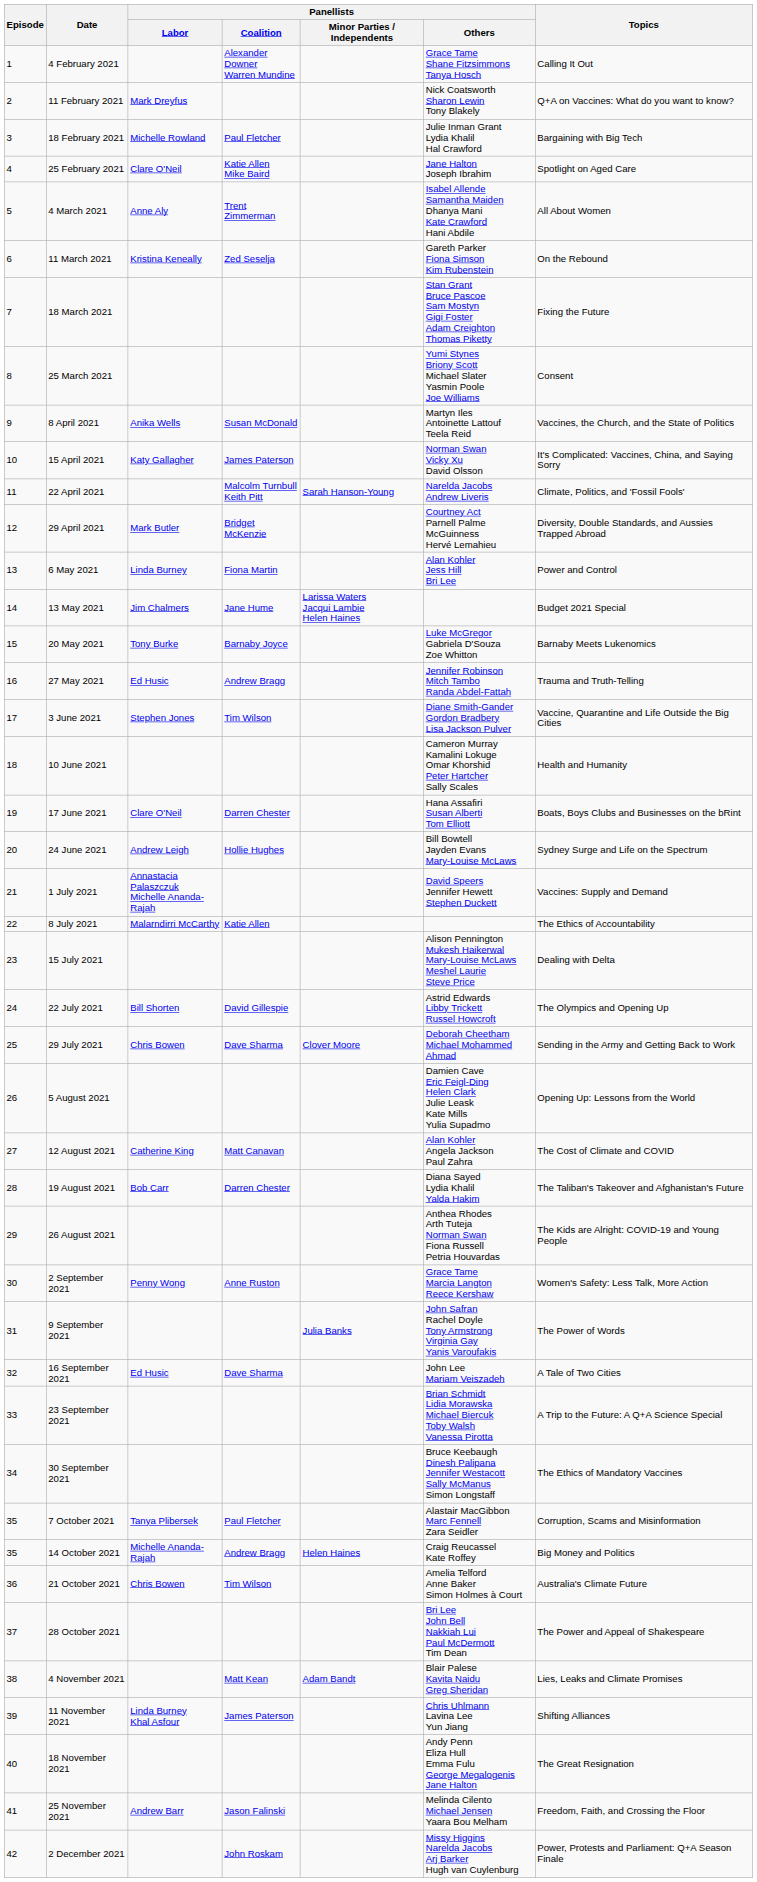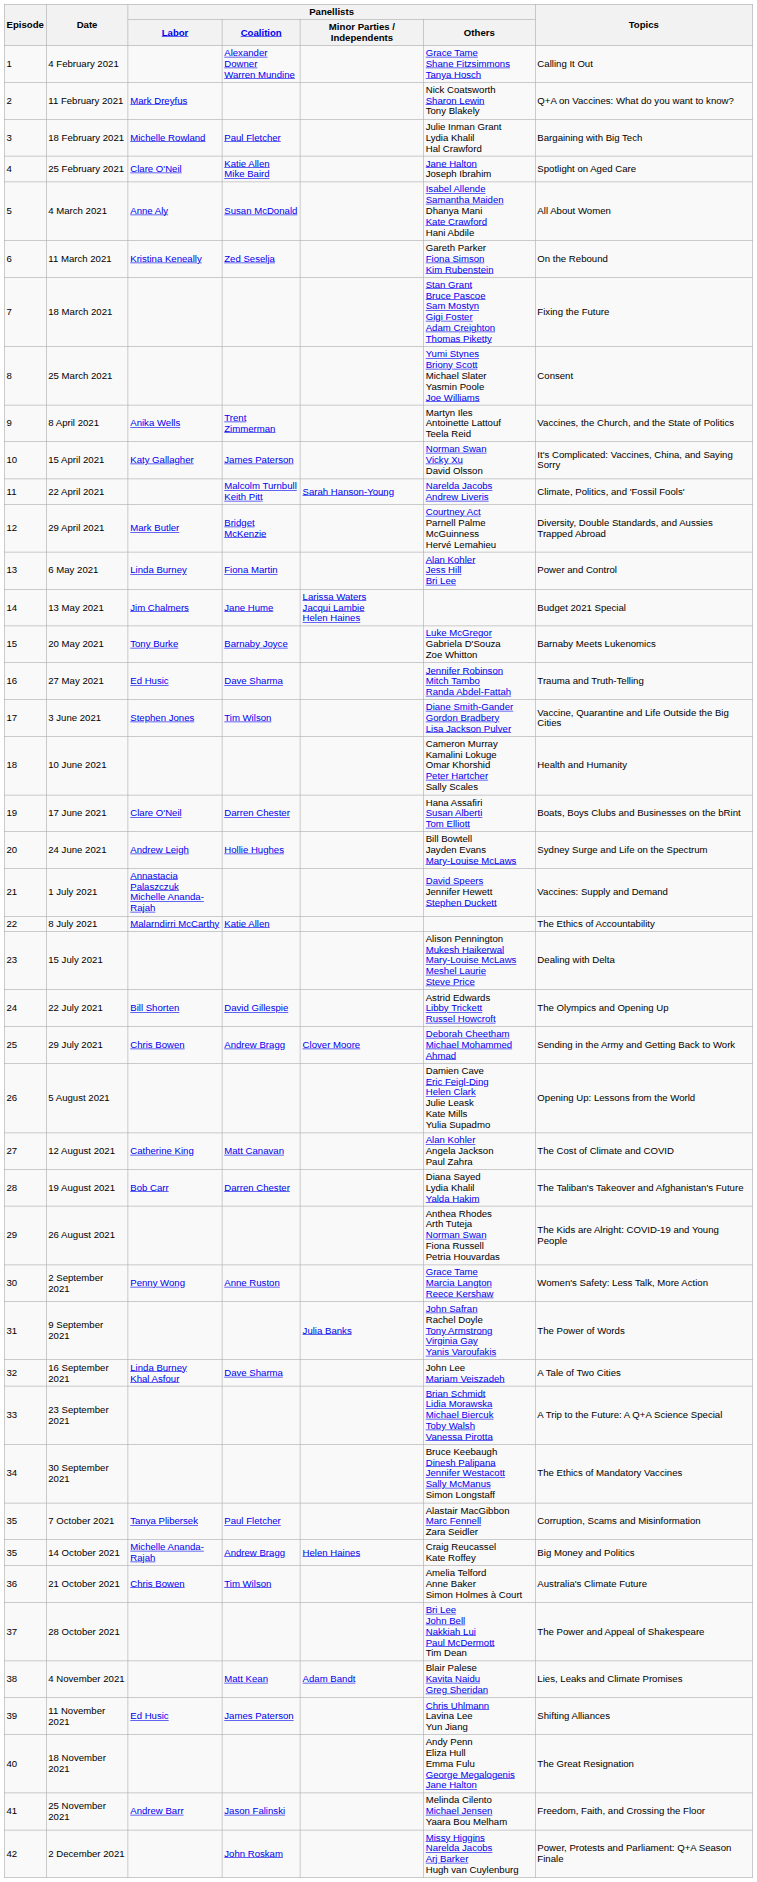(250, 211) Trent Zimmerman -> (261, 211) Susan McDonald
(261, 423) Susan McDonald -> (250, 423) Trent Zimmerman
(255, 681) Andrew Bragg -> (254, 681) Dave Sharma
(254, 1045) Dave Sharma -> (255, 1045) Andrew Bragg
(149, 1373) Ed Husic -> (159, 1373) Linda Burney Khal Asfour
(159, 1716) Linda Burney Khal Asfour -> (149, 1716) Ed Husic
